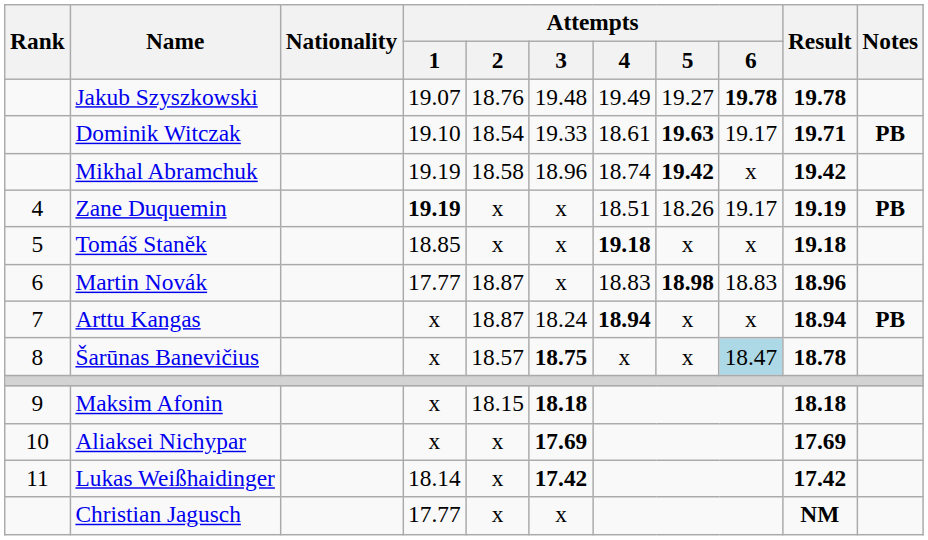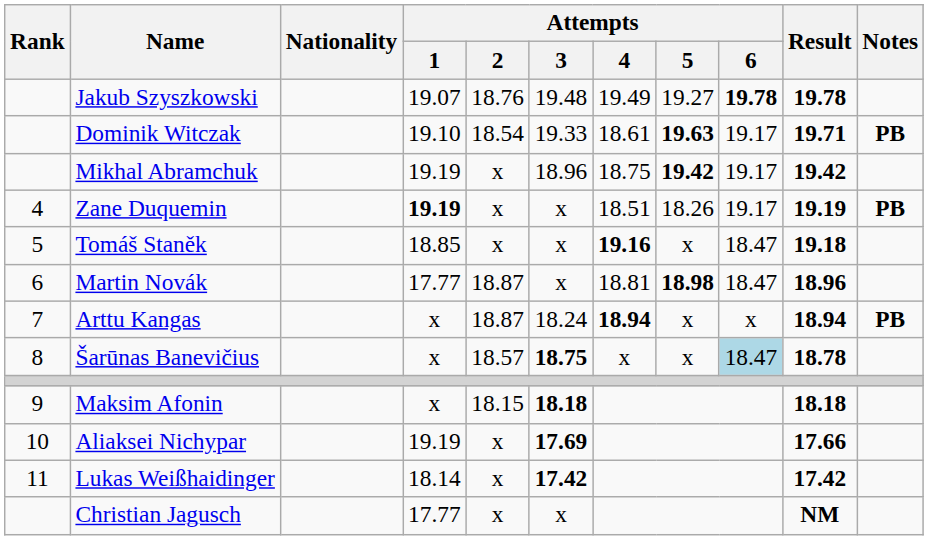(498, 171) 18.58 -> (498, 171) x
(624, 171) 18.74 -> (624, 171) 18.75
(751, 171) x -> (751, 171) 19.17
(624, 245) 19.18 -> (624, 245) 19.16
(751, 245) x -> (751, 245) 18.47
(624, 282) 18.83 -> (624, 282) 18.81
(751, 282) 18.83 -> (751, 282) 18.47
(434, 441) x -> (434, 441) 19.19
(820, 441) 17.69 -> (820, 441) 17.66
